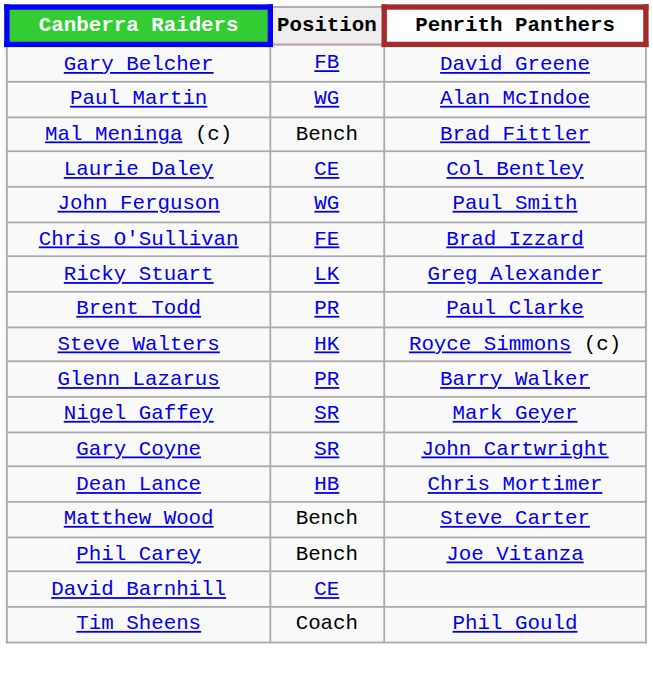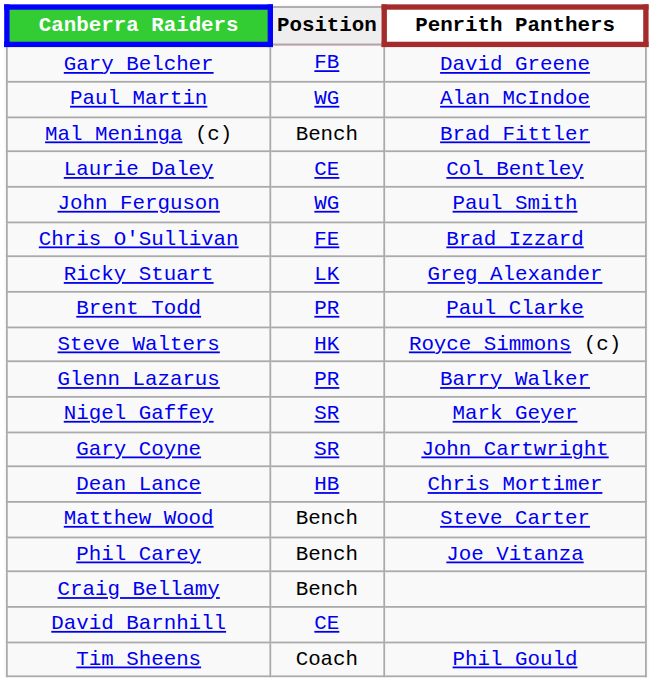+ row: (139, 589)
